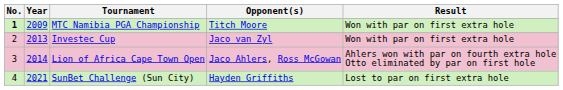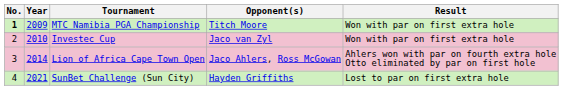(37, 40) 2013 -> (37, 40) 2010
